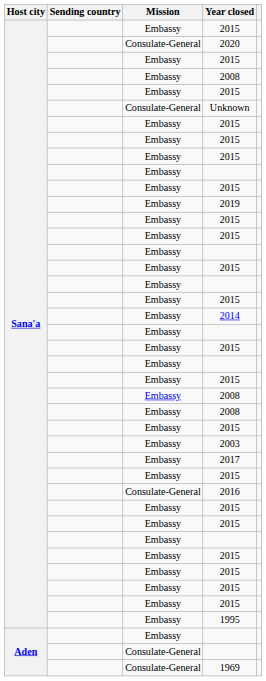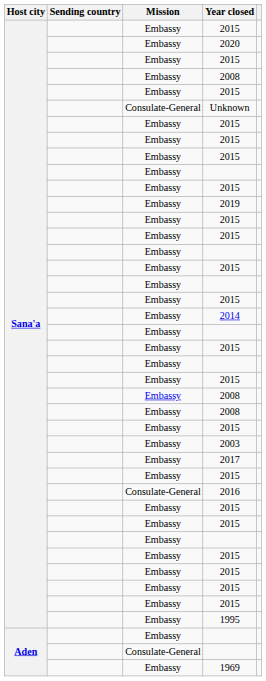(163, 44) Consulate-General -> (163, 44) Embassy
(163, 667) Consulate-General -> (163, 667) Embassy
